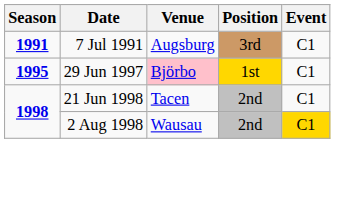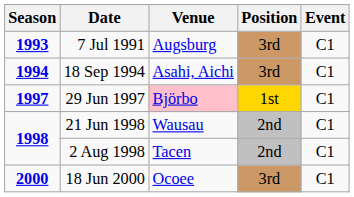(32, 44) 1991 -> (32, 44) 1993
+ row: (104, 71)
(32, 71) 1995 -> (32, 98) 1997
(170, 98) Tacen -> (178, 125) Wausau
(176, 125) Wausau -> (172, 152) Tacen
(306, 125) gold background -> (325, 152) no background
+ row: (105, 178)
